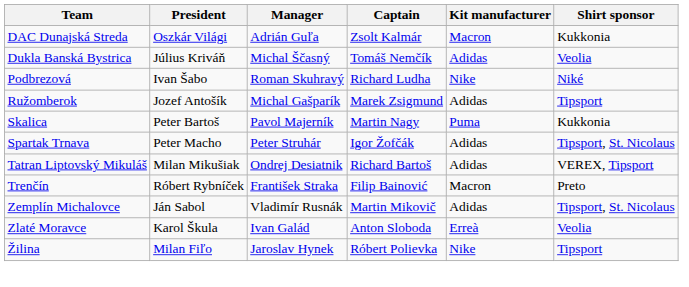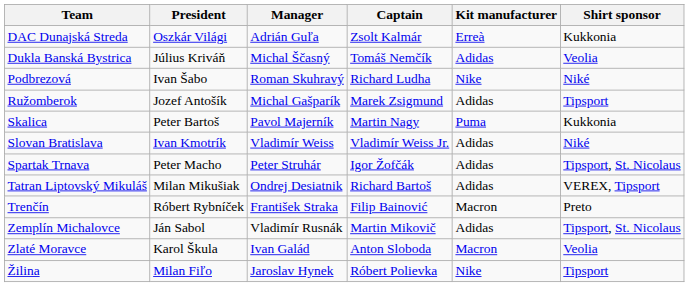(470, 36) Macron -> (470, 36) Erreà
+ row: (55, 143)
(464, 228) Erreà -> (476, 249) Macron
